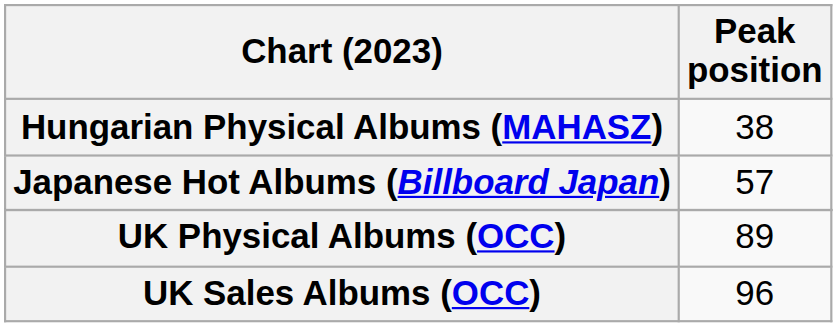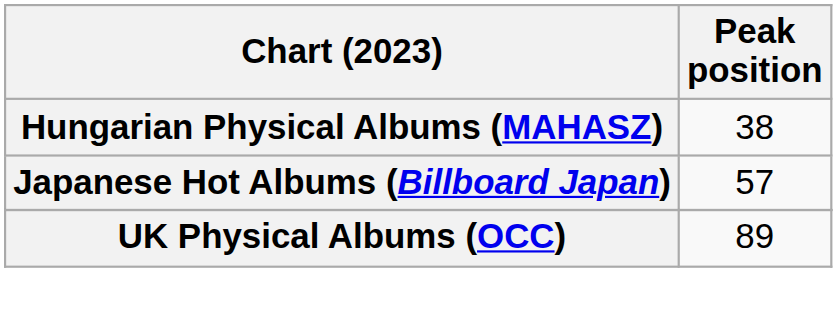- row: (342, 292)
